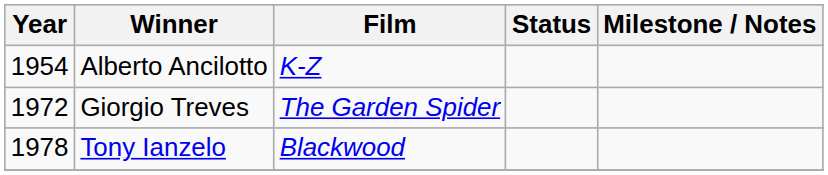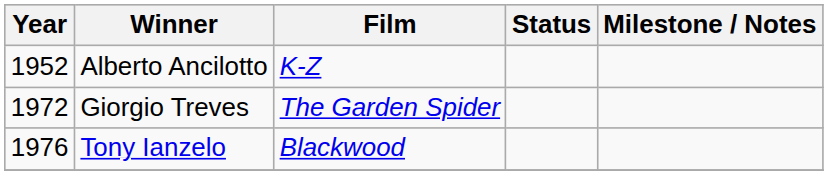(40, 66) 1954 -> (40, 66) 1952
(40, 148) 1978 -> (40, 148) 1976
